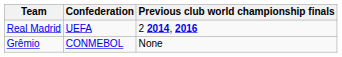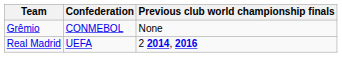rows swapped: (34, 28) <-> (23, 44)
